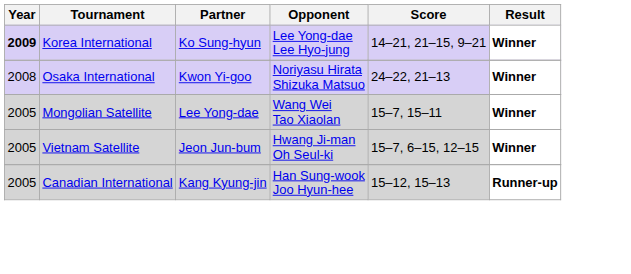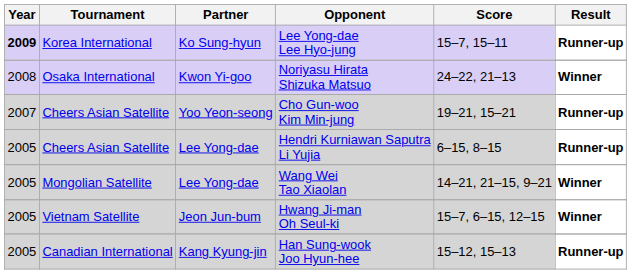(429, 43) 14–21, 21–15, 9–21 -> (472, 43) 15–7, 15–11
(514, 43) Winner -> (591, 43) Runner-up
+ row: (319, 113)
+ row: (355, 147)
(406, 113) 15–7, 15–11 -> (494, 182) 14–21, 21–15, 9–21
